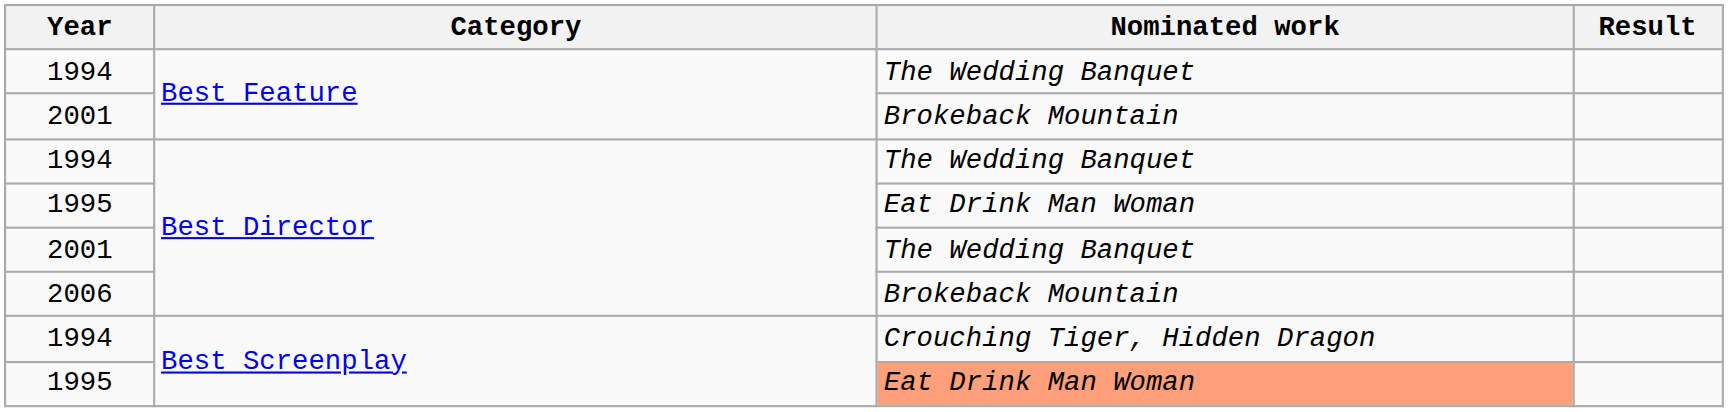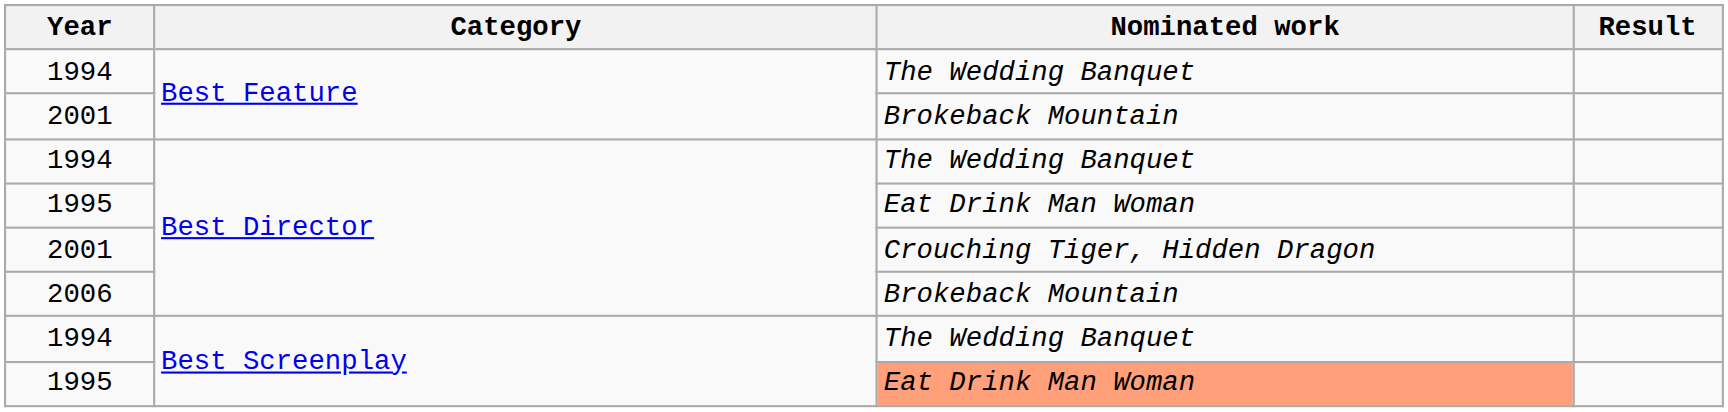(1039, 250) The Wedding Banquet -> (1130, 250) Crouching Tiger, Hidden Dragon
(1130, 339) Crouching Tiger, Hidden Dragon -> (1039, 339) The Wedding Banquet
